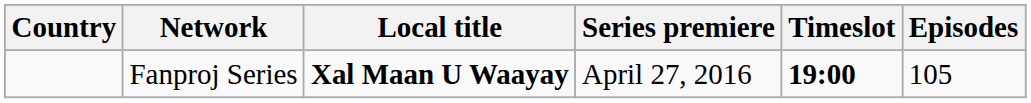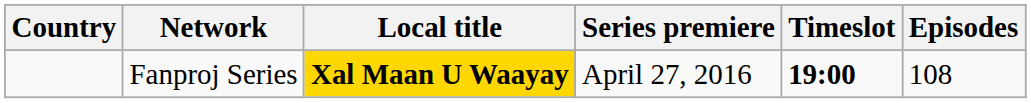(440, 73) no background -> (440, 73) gold background
(930, 73) 105 -> (930, 73) 108
